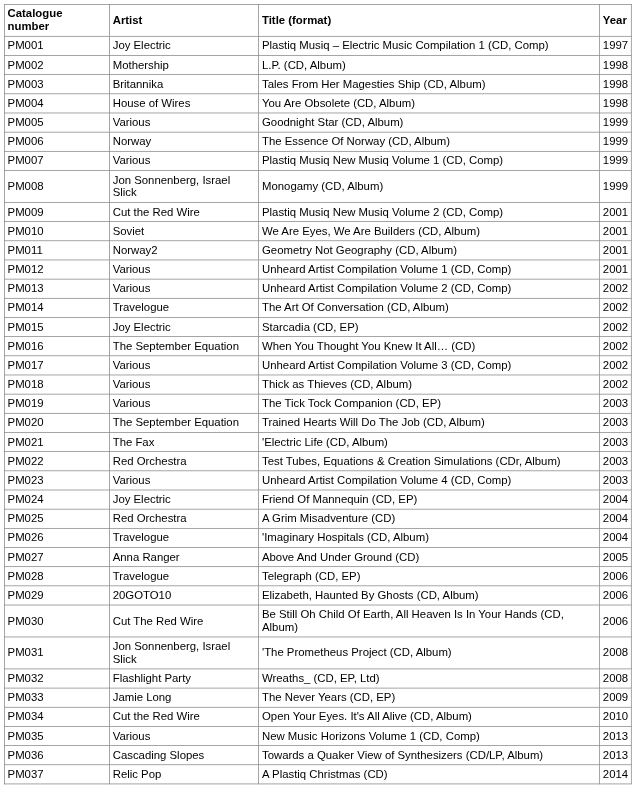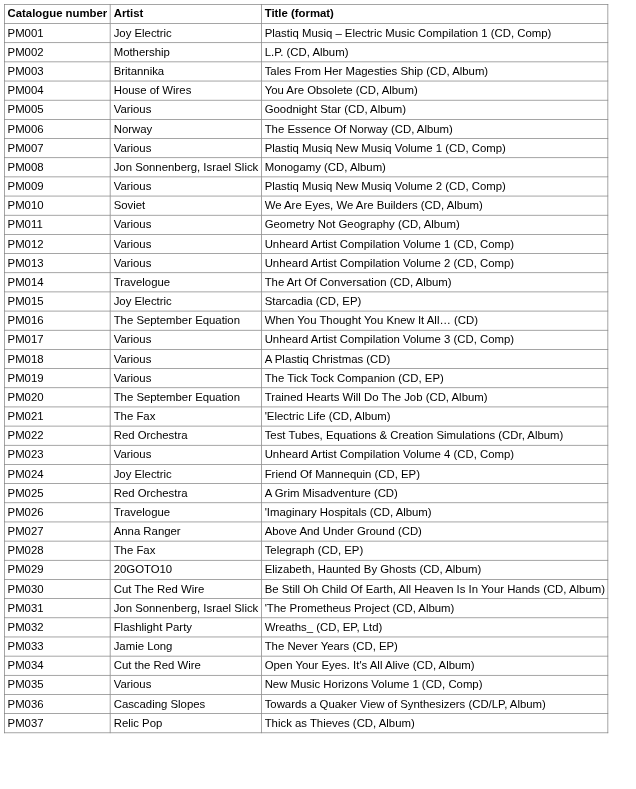- column: (615, 20)
(156, 212) Cut the Red Wire -> (133, 186) Various
(135, 250) Norway2 -> (133, 224) Various
(337, 384) Thick as Thieves (CD, Album) -> (327, 359) A Plastiq Christmas (CD)
(141, 576) Travelogue -> (135, 550) The Fax
(325, 774) A Plastiq Christmas (CD) -> (340, 723) Thick as Thieves (CD, Album)
